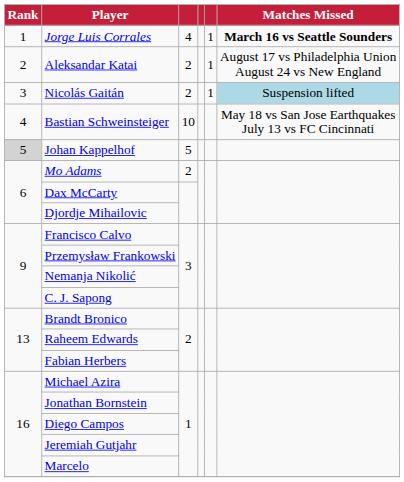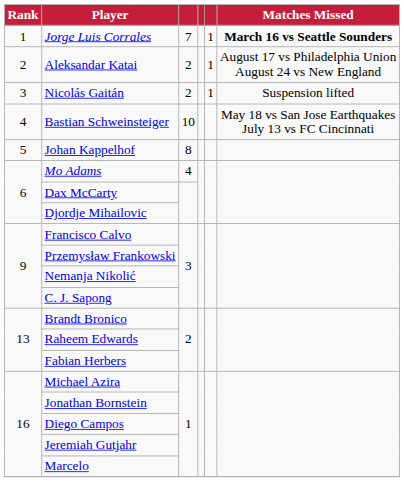(188, 36) 4 -> (188, 36) 7
(308, 93) lightblue background -> (308, 93) no background
(23, 150) lightgrey background -> (23, 150) no background
(188, 150) 5 -> (188, 150) 8
(188, 171) 2 -> (188, 171) 4
